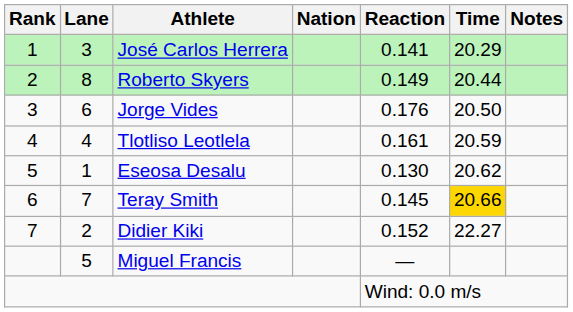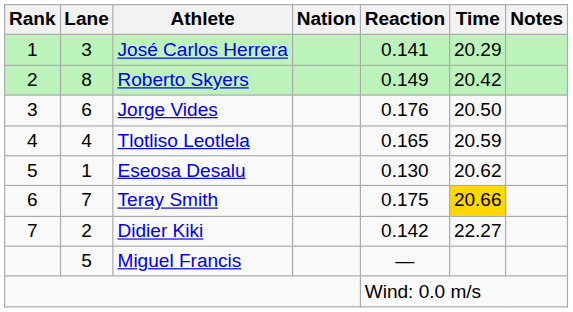(478, 79) 20.44 -> (478, 79) 20.42
(405, 140) 0.161 -> (405, 140) 0.165
(405, 200) 0.145 -> (405, 200) 0.175
(405, 230) 0.152 -> (405, 230) 0.142
